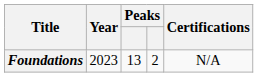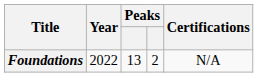(104, 60) 2023 -> (104, 60) 2022
